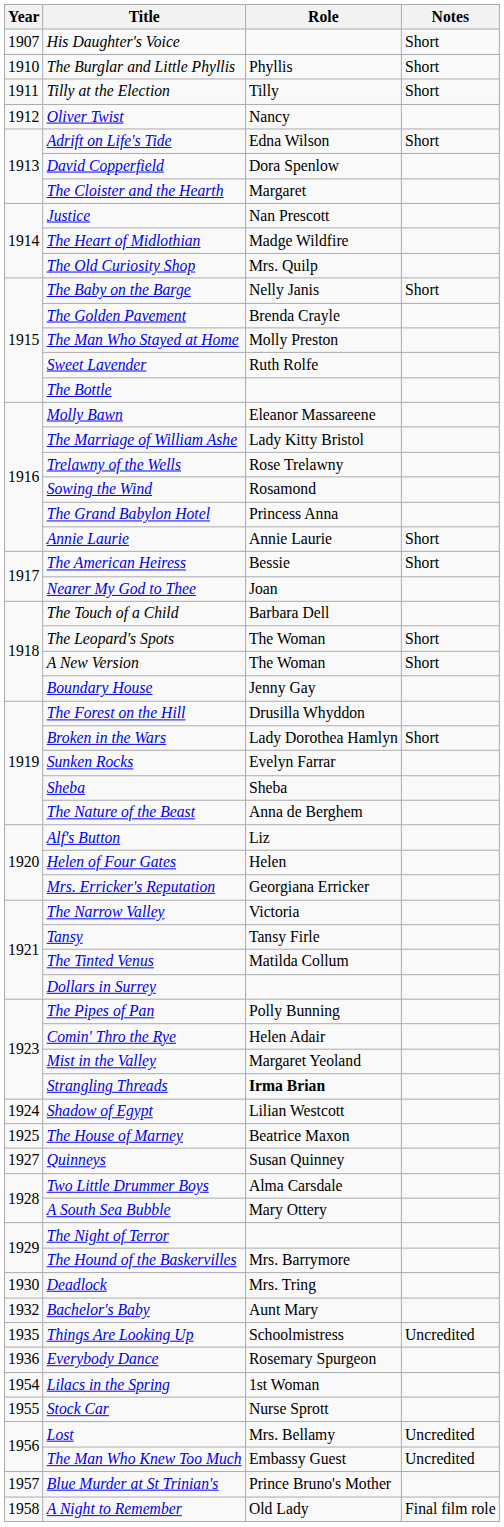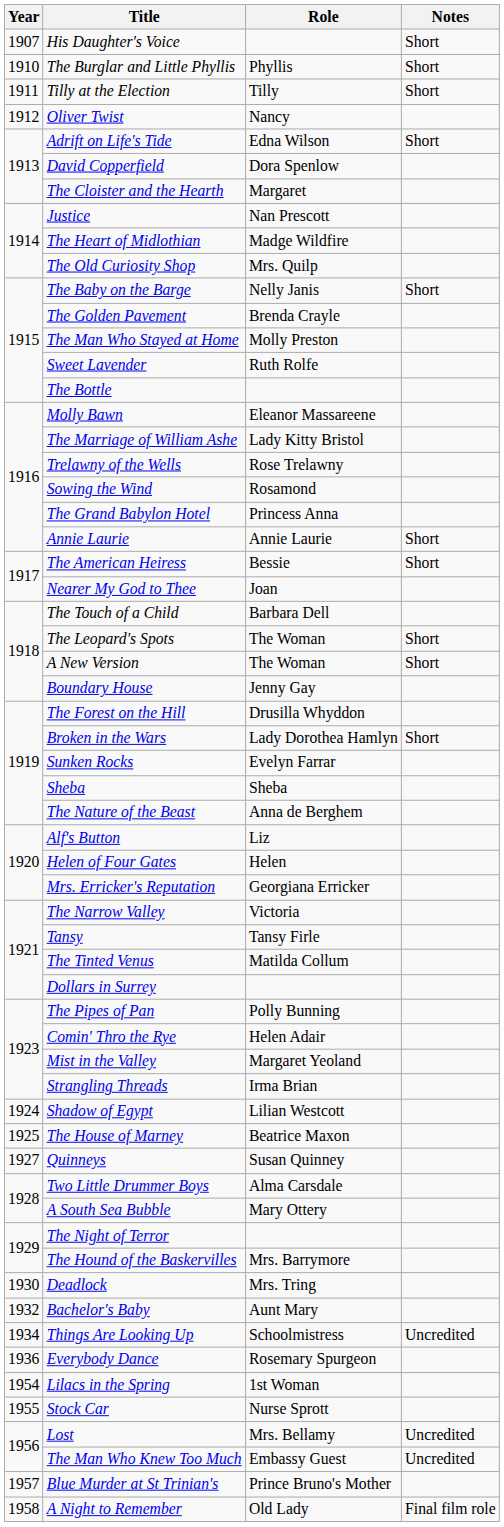(287, 1086) bold -> (283, 1086) normal
(24, 1334) 1935 -> (24, 1334) 1934
